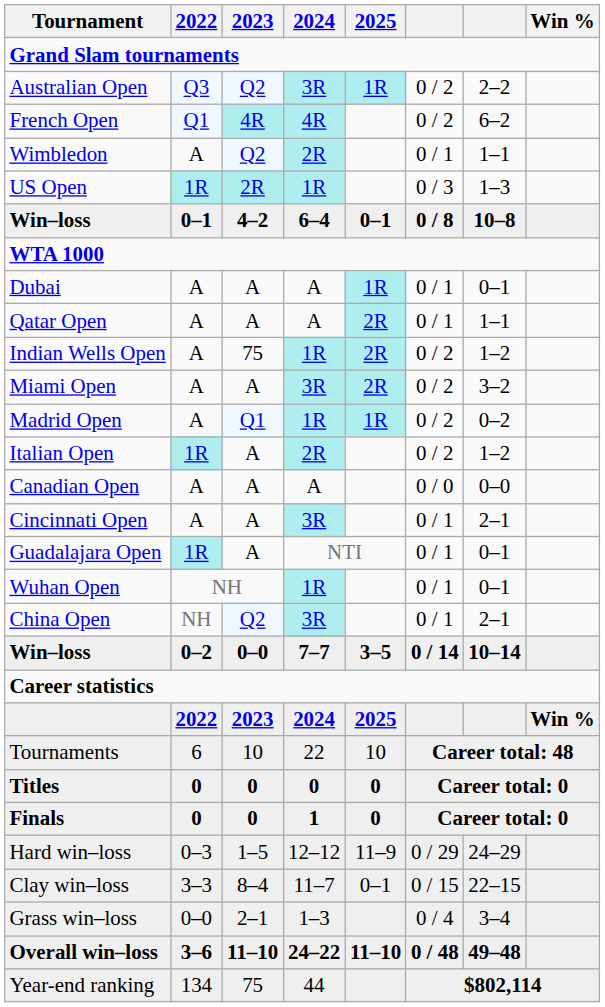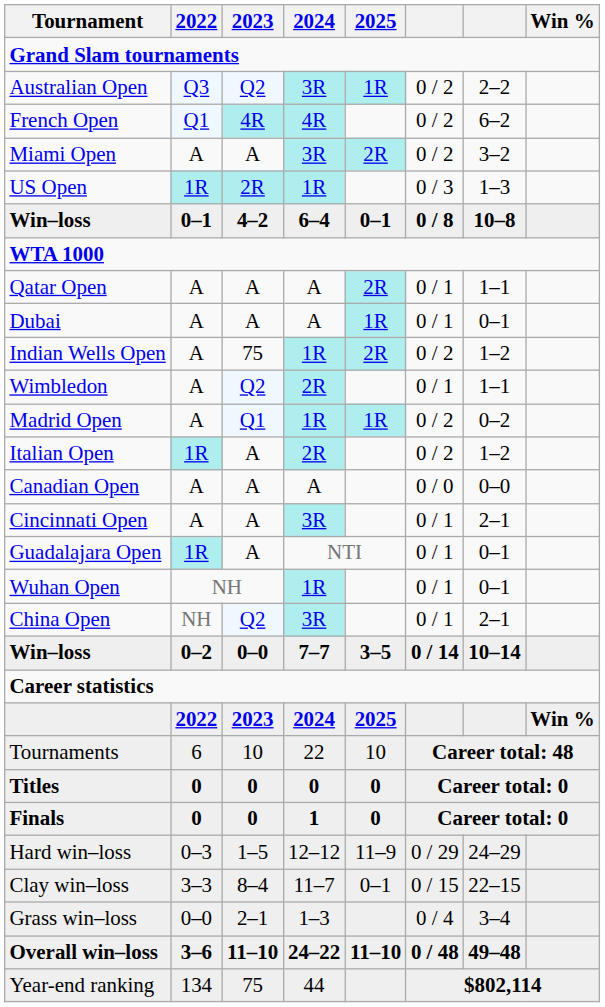rows swapped: (59, 154) <-> (63, 386)
rows swapped: (58, 320) <-> (35, 287)
